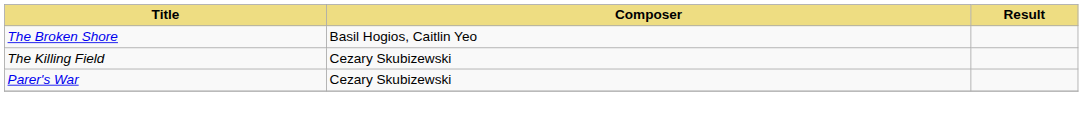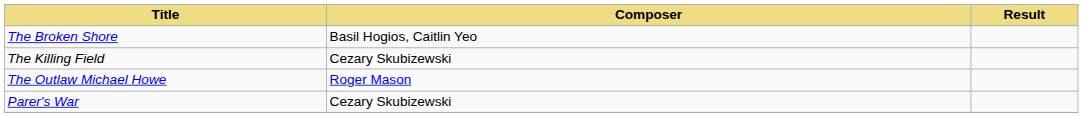+ row: (87, 79)
